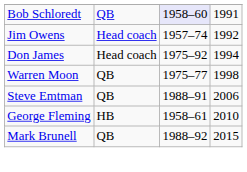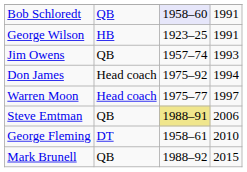+ row: (46, 34)
(127, 34) Head coach -> (105, 55) QB
(226, 34) 1992 -> (226, 55) 1993
(105, 75) QB -> (127, 95) Head coach
(226, 75) 1998 -> (226, 95) 1997
(185, 95) no background -> (185, 116) khaki background
(105, 116) HB -> (105, 136) DT
